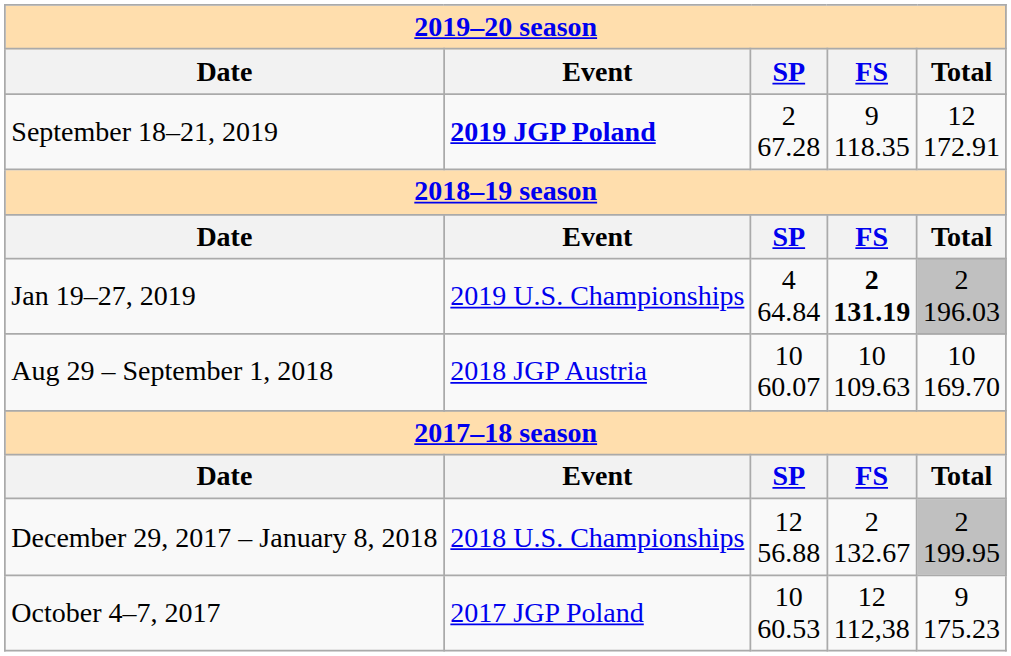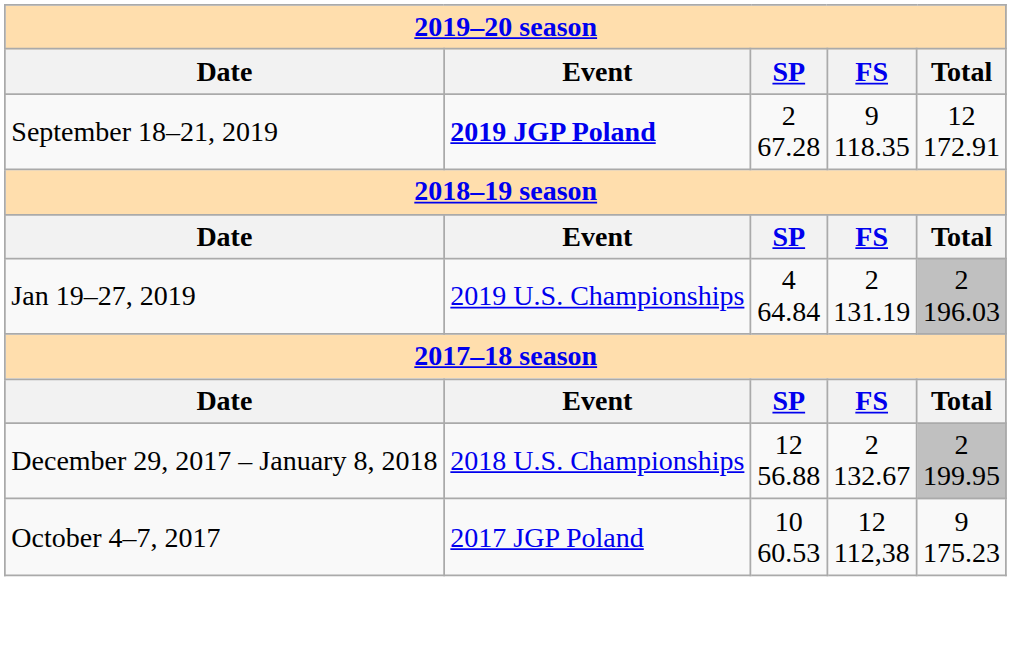(872, 295) bold -> (872, 295) normal
- row: (172, 371)
